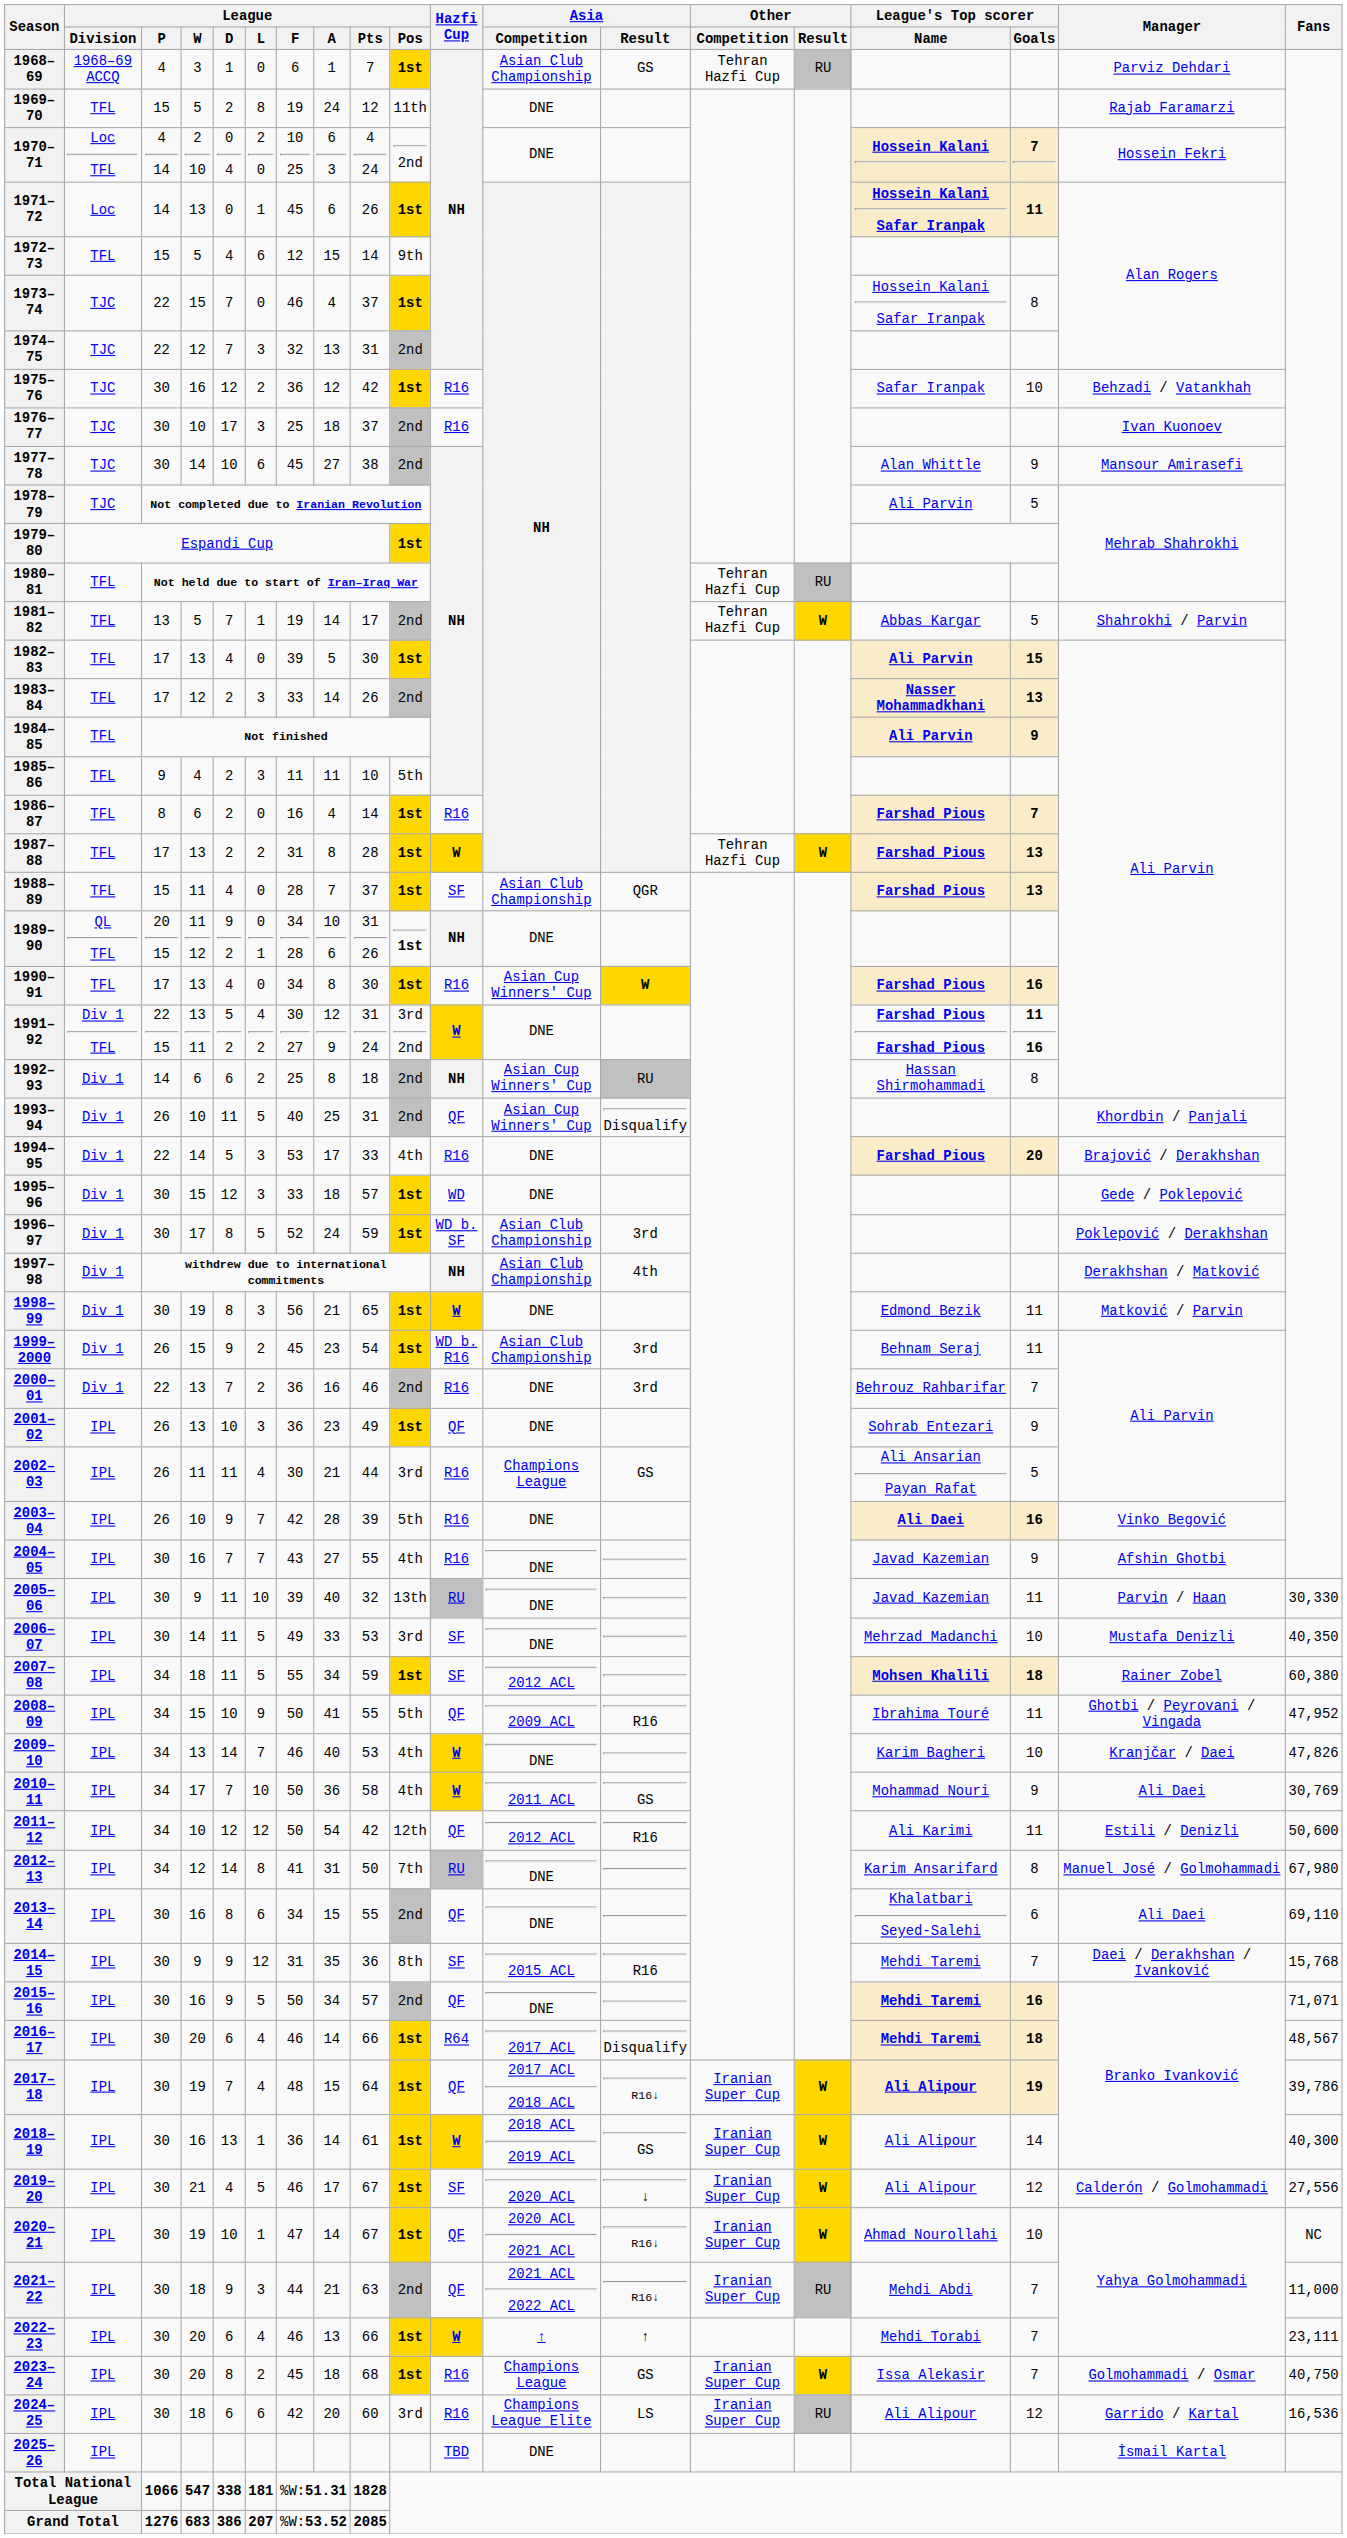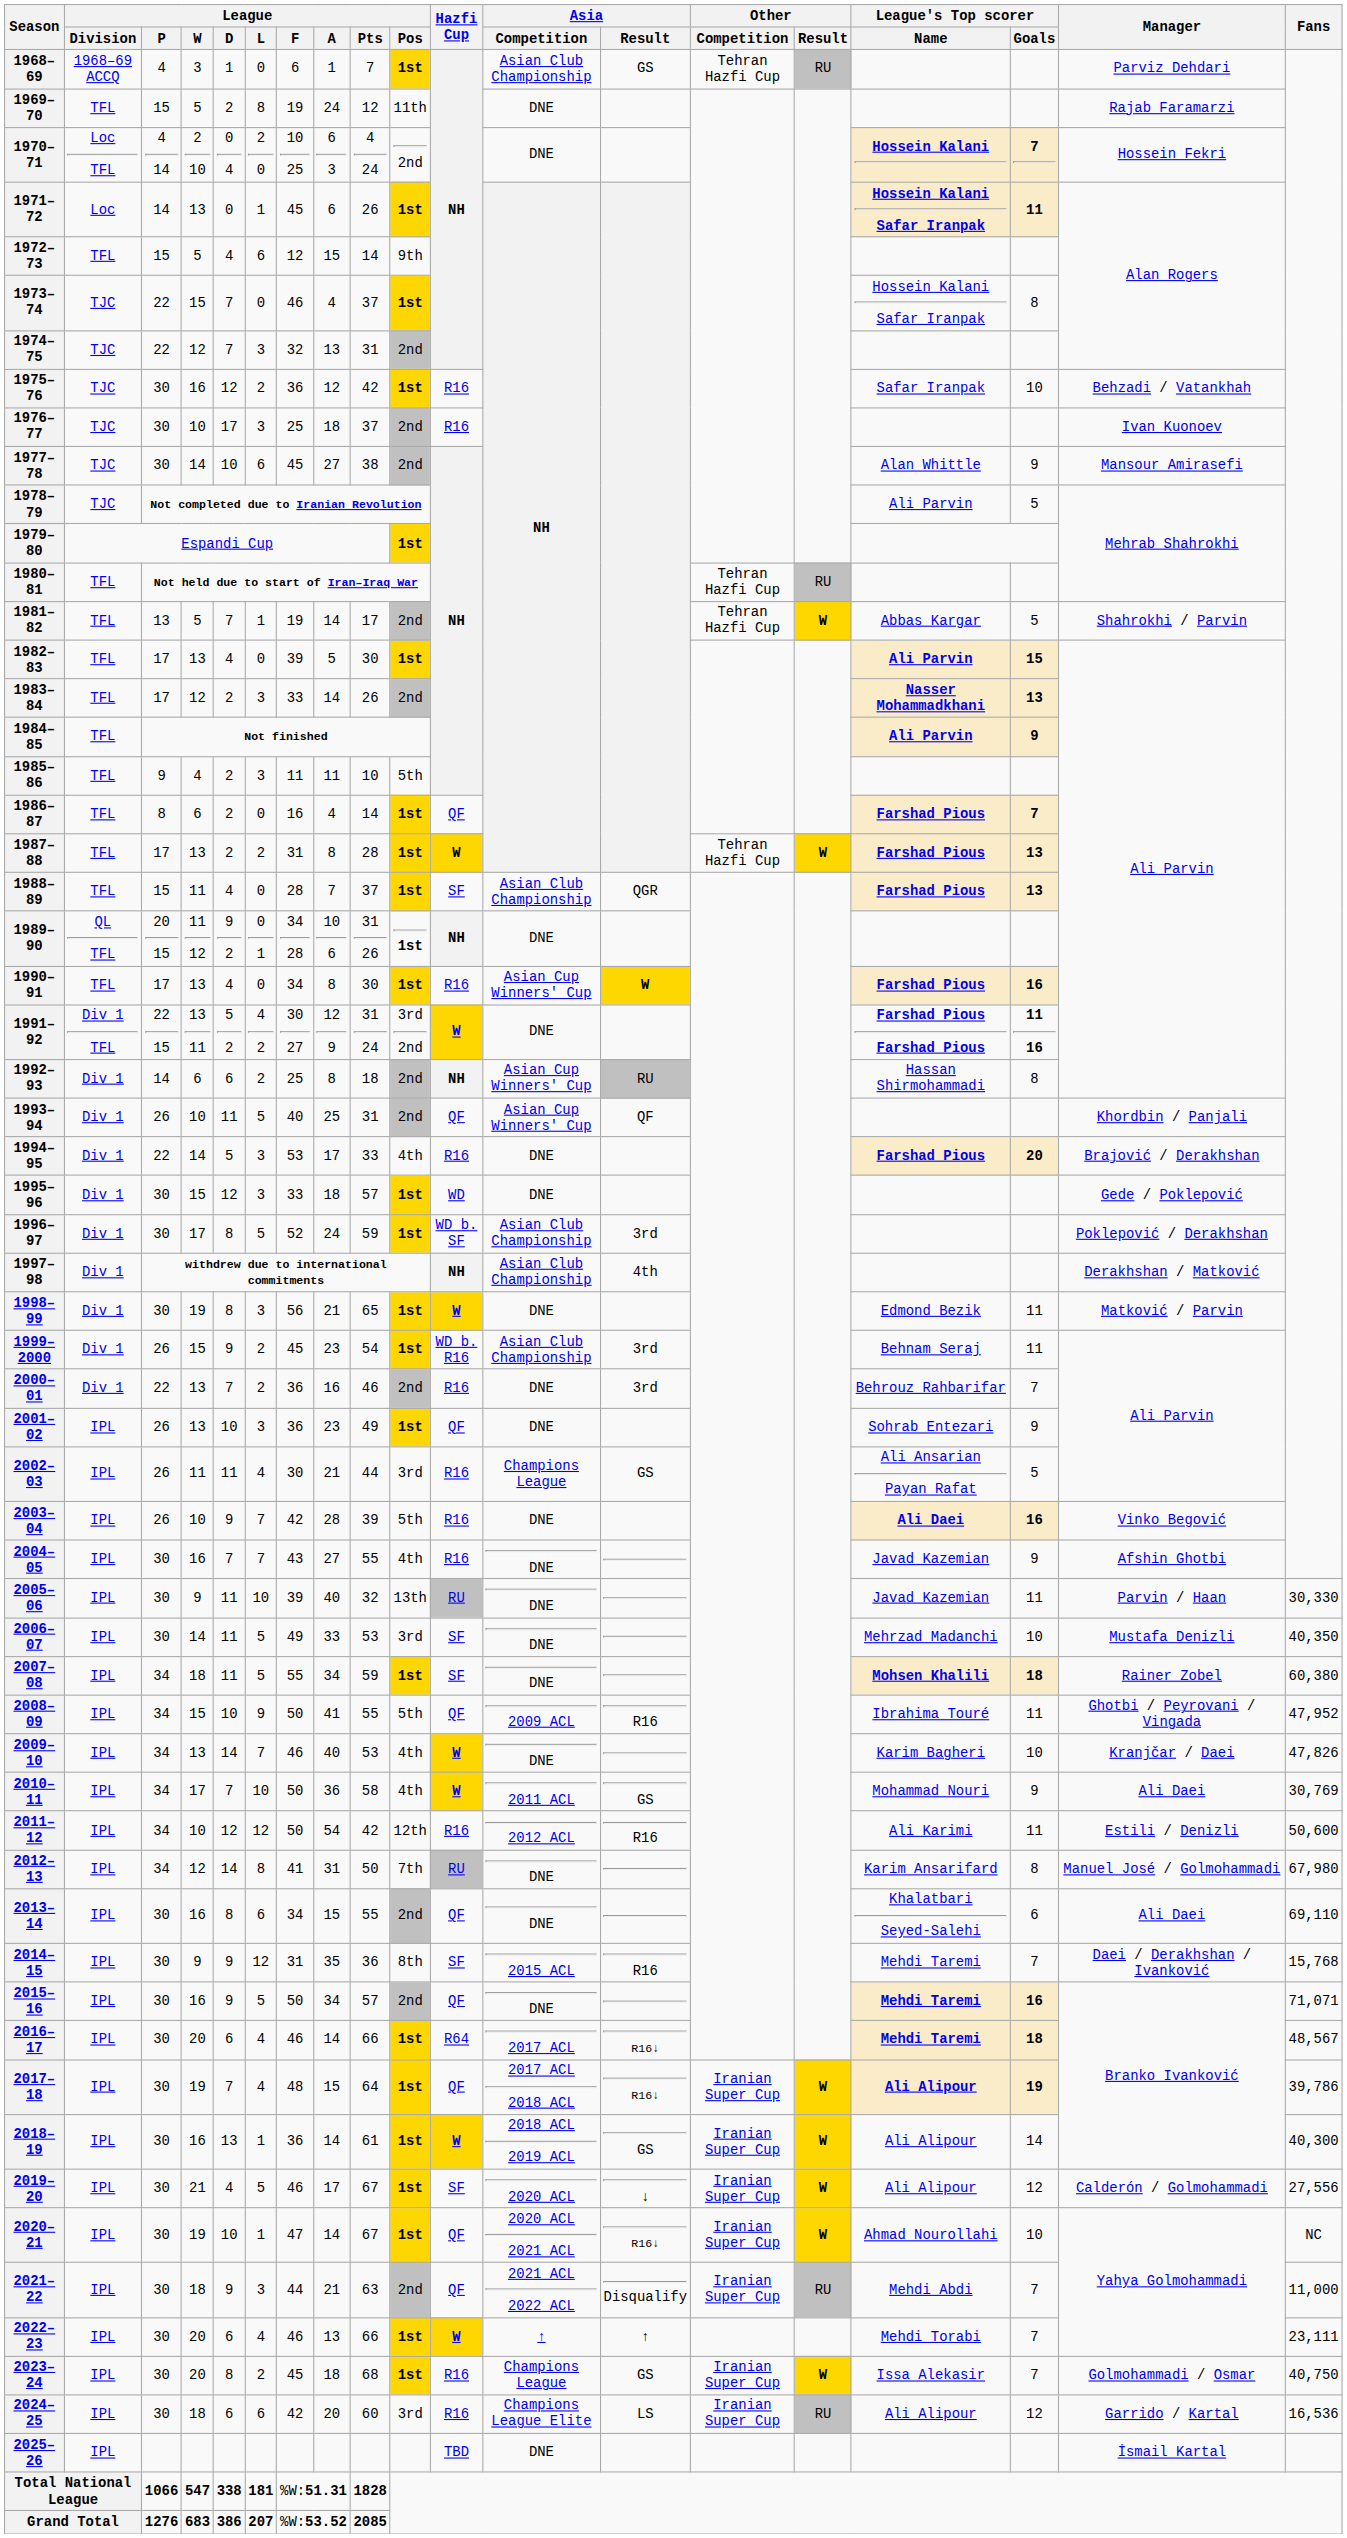(456, 814) R16 -> (456, 814) QF
(645, 1121) Disqualify -> (645, 1118) QF
(541, 1679) 2012 ACL -> (541, 1679) DNE
(456, 1831) QF -> (456, 1831) R16
(645, 2044) Disqualify -> (645, 2044) R16↓
(645, 2293) R16↓ -> (645, 2293) Disqualify
